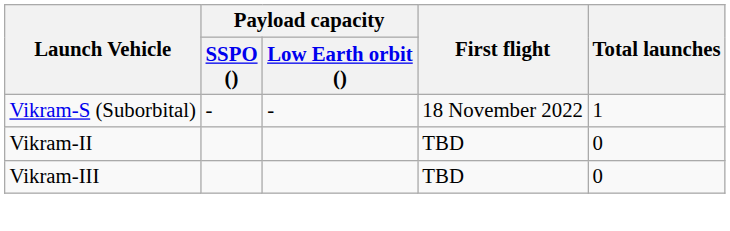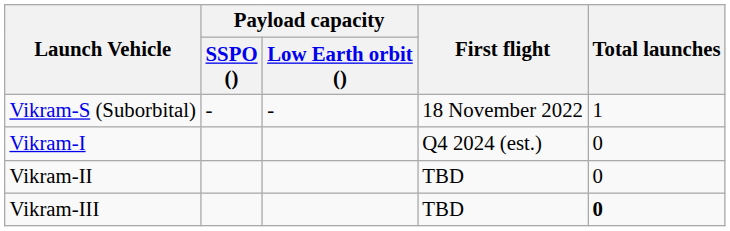+ row: (48, 143)
(598, 176) normal -> (598, 209) bold
